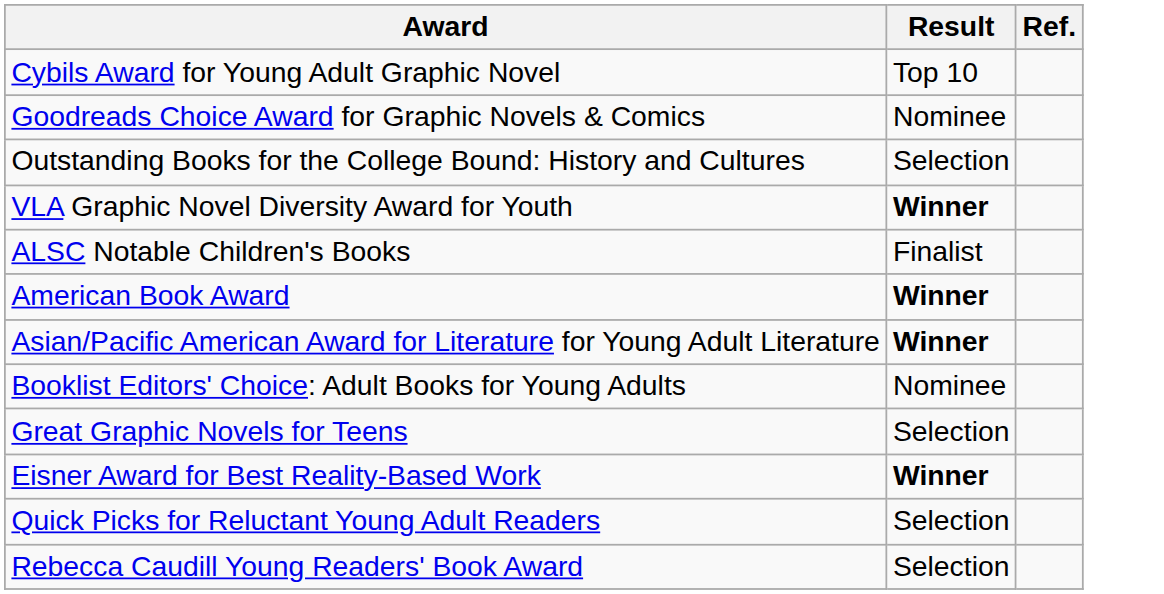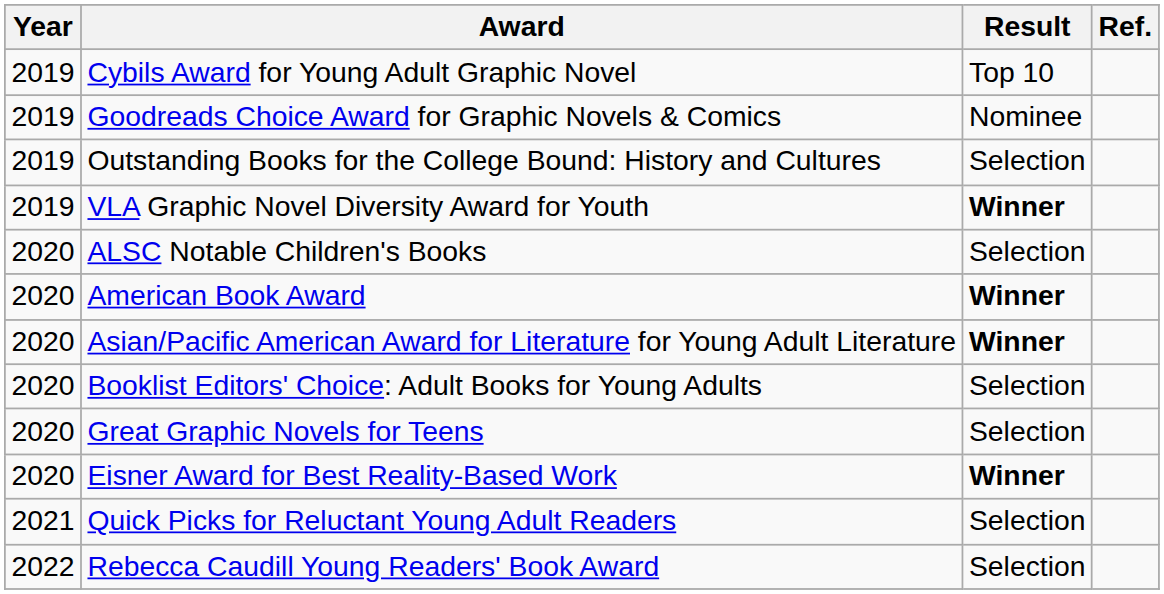+ column: (43, 26)
(938, 251) Finalist -> (1027, 251) Selection
(950, 386) Nominee -> (1027, 386) Selection
